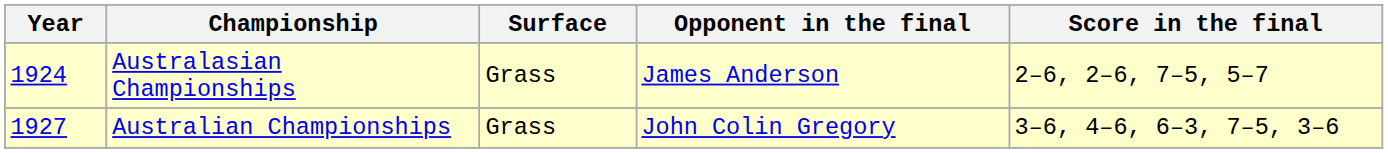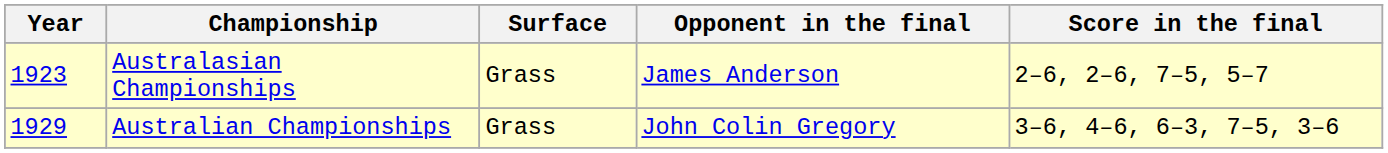(39, 76) 1924 -> (39, 76) 1923
(39, 128) 1927 -> (39, 128) 1929
